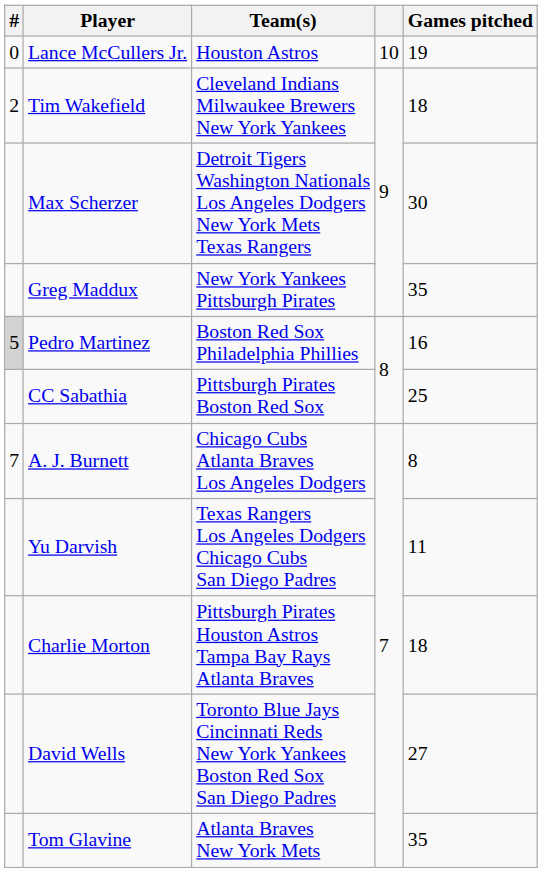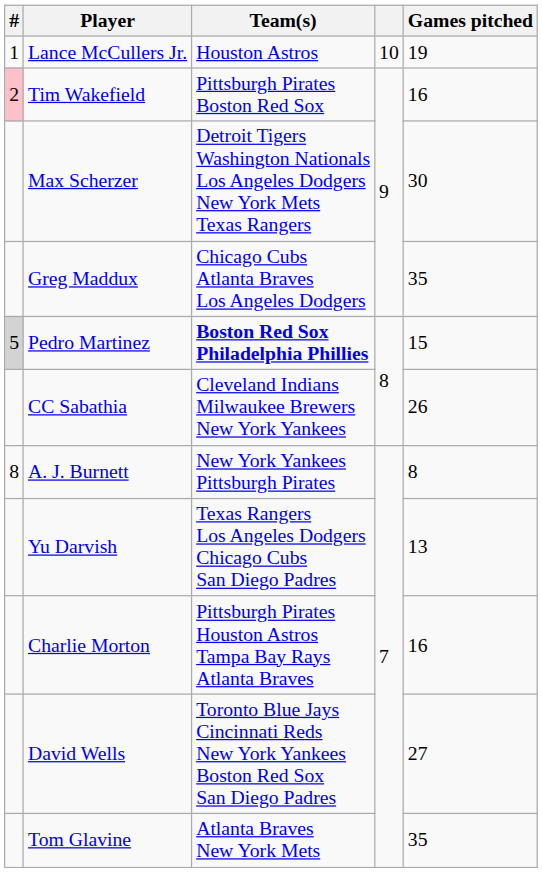(14, 51) 0 -> (14, 51) 1
(14, 105) no background -> (14, 94) pink background
(276, 105) Cleveland Indians Milwaukee Brewers New York Yankees -> (266, 94) Pittsburgh Pirates Boston Red Sox
(418, 105) 18 -> (418, 94) 16
(271, 289) New York Yankees Pittsburgh Pirates -> (281, 278) Chicago Cubs Atlanta Braves Los Angeles Dodgers
(277, 342) normal -> (282, 342) bold
(418, 342) 16 -> (418, 342) 15
(266, 396) Pittsburgh Pirates Boston Red Sox -> (276, 407) Cleveland Indians Milwaukee Brewers New York Yankees
(418, 396) 25 -> (418, 407) 26
(14, 460) 7 -> (14, 471) 8
(281, 460) Chicago Cubs Atlanta Braves Los Angeles Dodgers -> (271, 471) New York Yankees Pittsburgh Pirates
(417, 547) 11 -> (418, 547) 13
(418, 644) 18 -> (418, 644) 16
